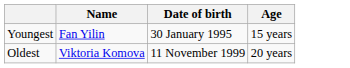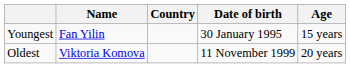+ column: (173, 14)
